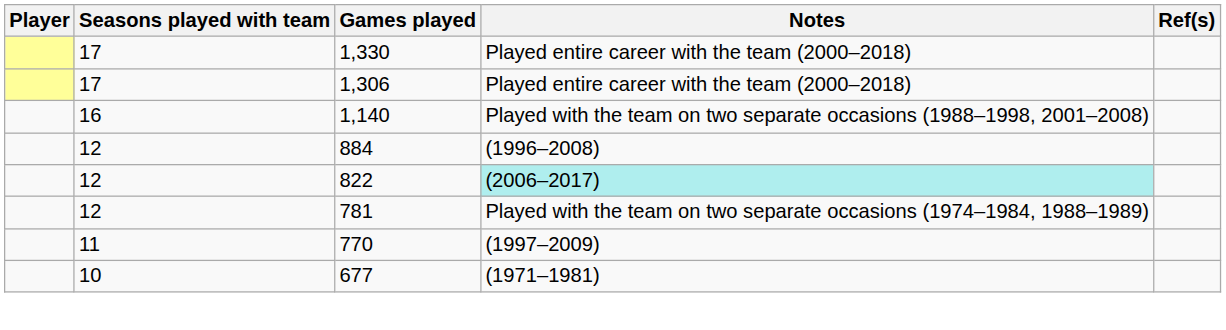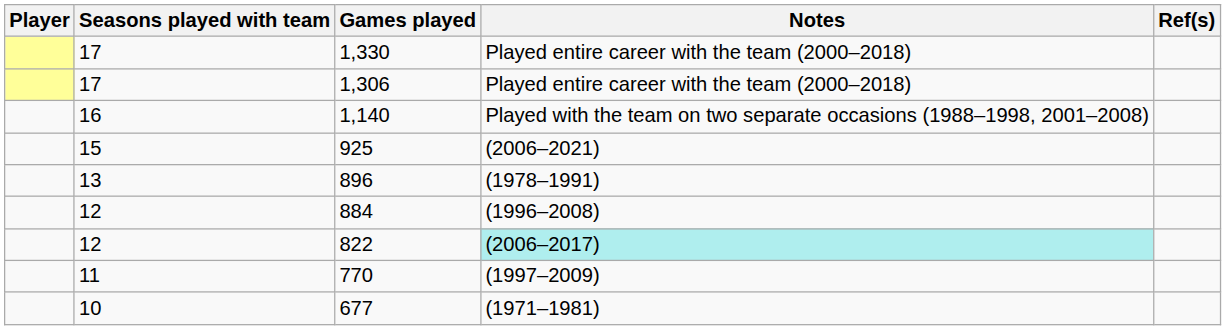+ row: (356, 148)
+ row: (356, 180)
- row: (356, 212)
